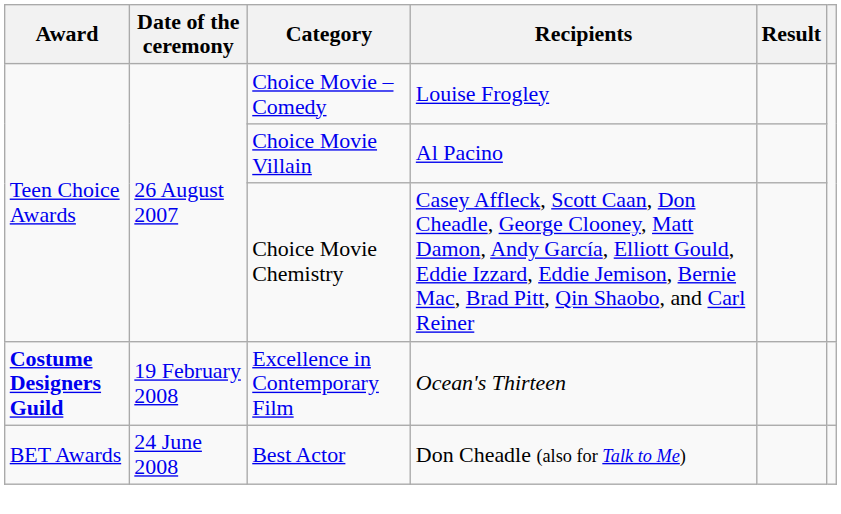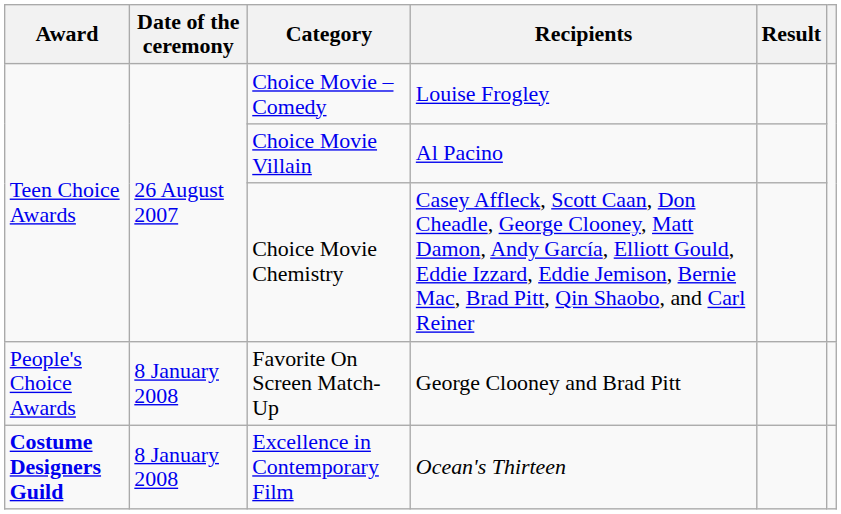+ row: (316, 382)
(188, 382) 19 February 2008 -> (177, 466) 8 January 2008
- row: (299, 454)
